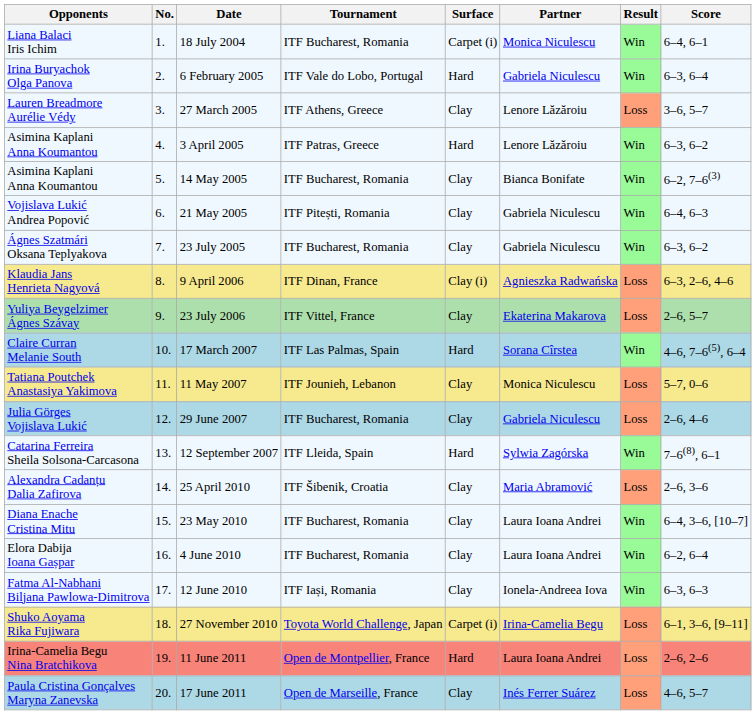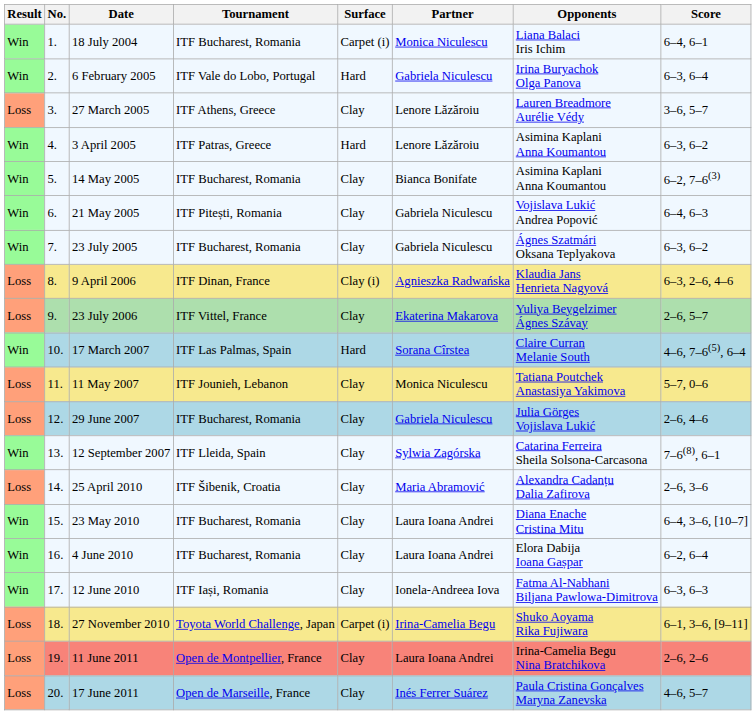columns swapped: (641, 14) <-> (78, 14)
(461, 452) Hard -> (353, 452) Clay
(461, 658) Hard -> (353, 658) Clay
